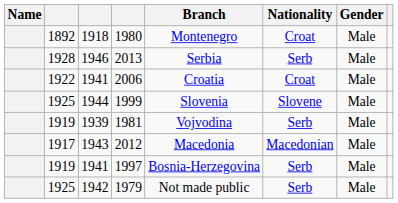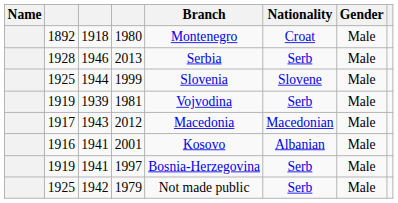- row: (128, 79)
+ row: (128, 144)
